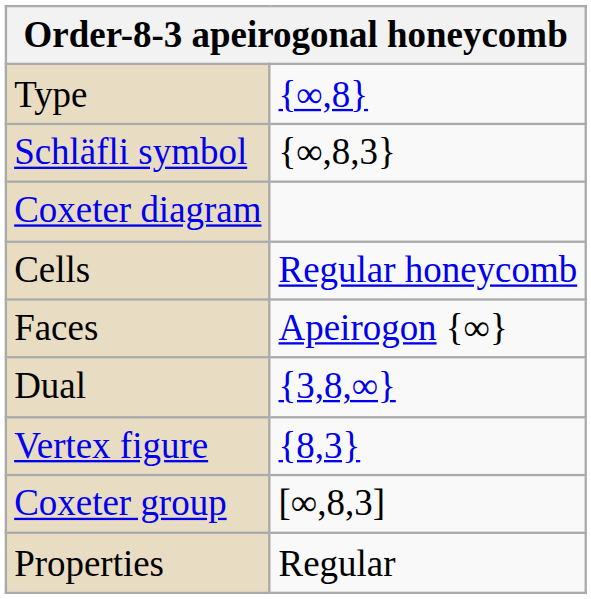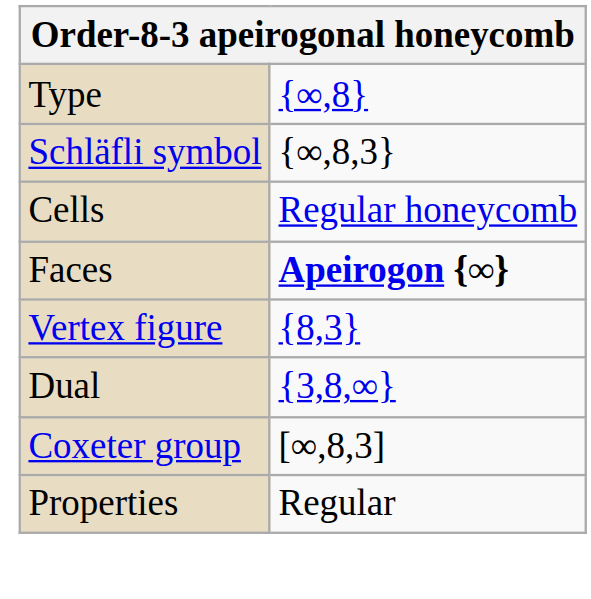- row: (138, 210)
(393, 327) normal -> (394, 269) bold
rows swapped: (111, 445) <-> (50, 386)
